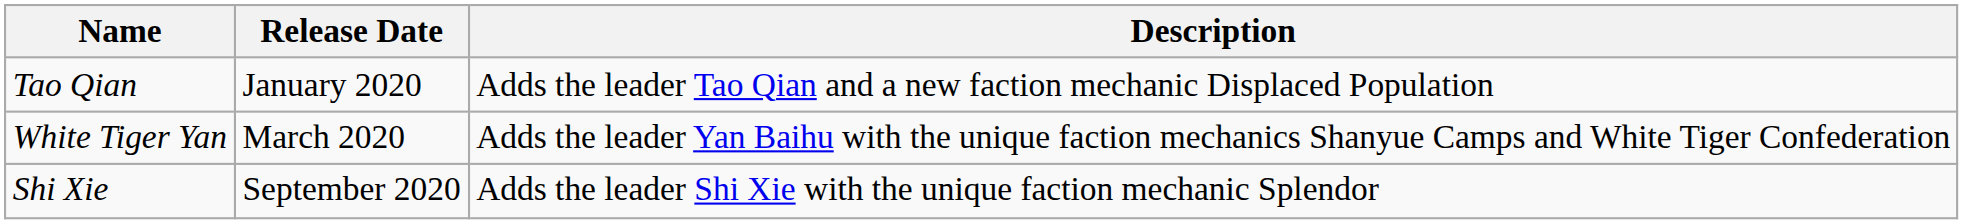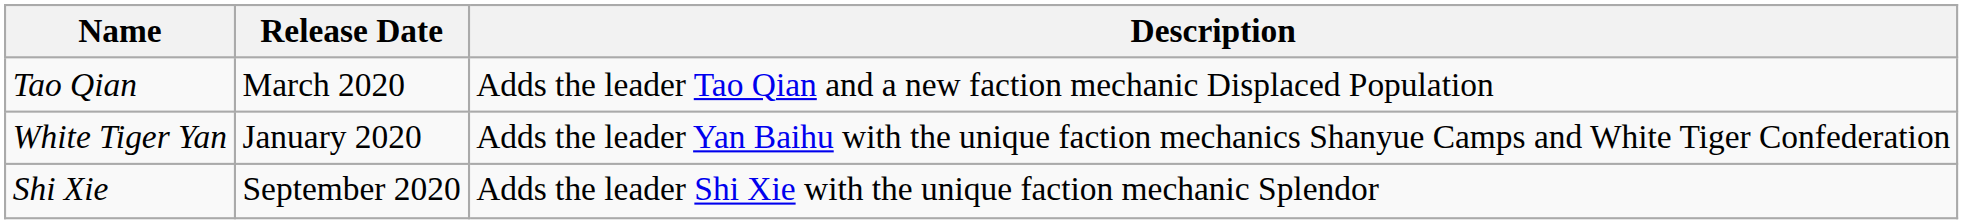(332, 84) January 2020 -> (324, 84) March 2020
(324, 137) March 2020 -> (332, 137) January 2020
